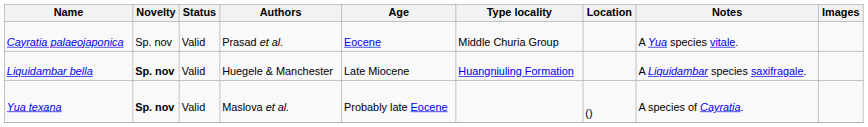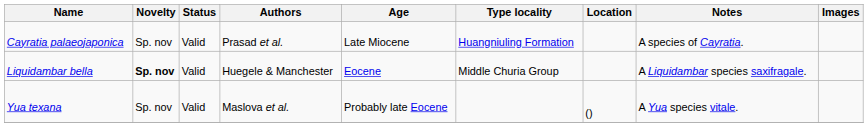(363, 42) Eocene -> (377, 42) Late Miocene
(509, 42) Middle Churia Group -> (516, 42) Huangniuling Formation
(688, 42) A Yua species vitale. -> (691, 42) A species of Cayratia.
(377, 72) Late Miocene -> (363, 72) Eocene
(516, 72) Huangniuling Formation -> (509, 72) Middle Churia Group
(155, 107) bold -> (154, 107) normal
(691, 107) A species of Cayratia. -> (688, 107) A Yua species vitale.
